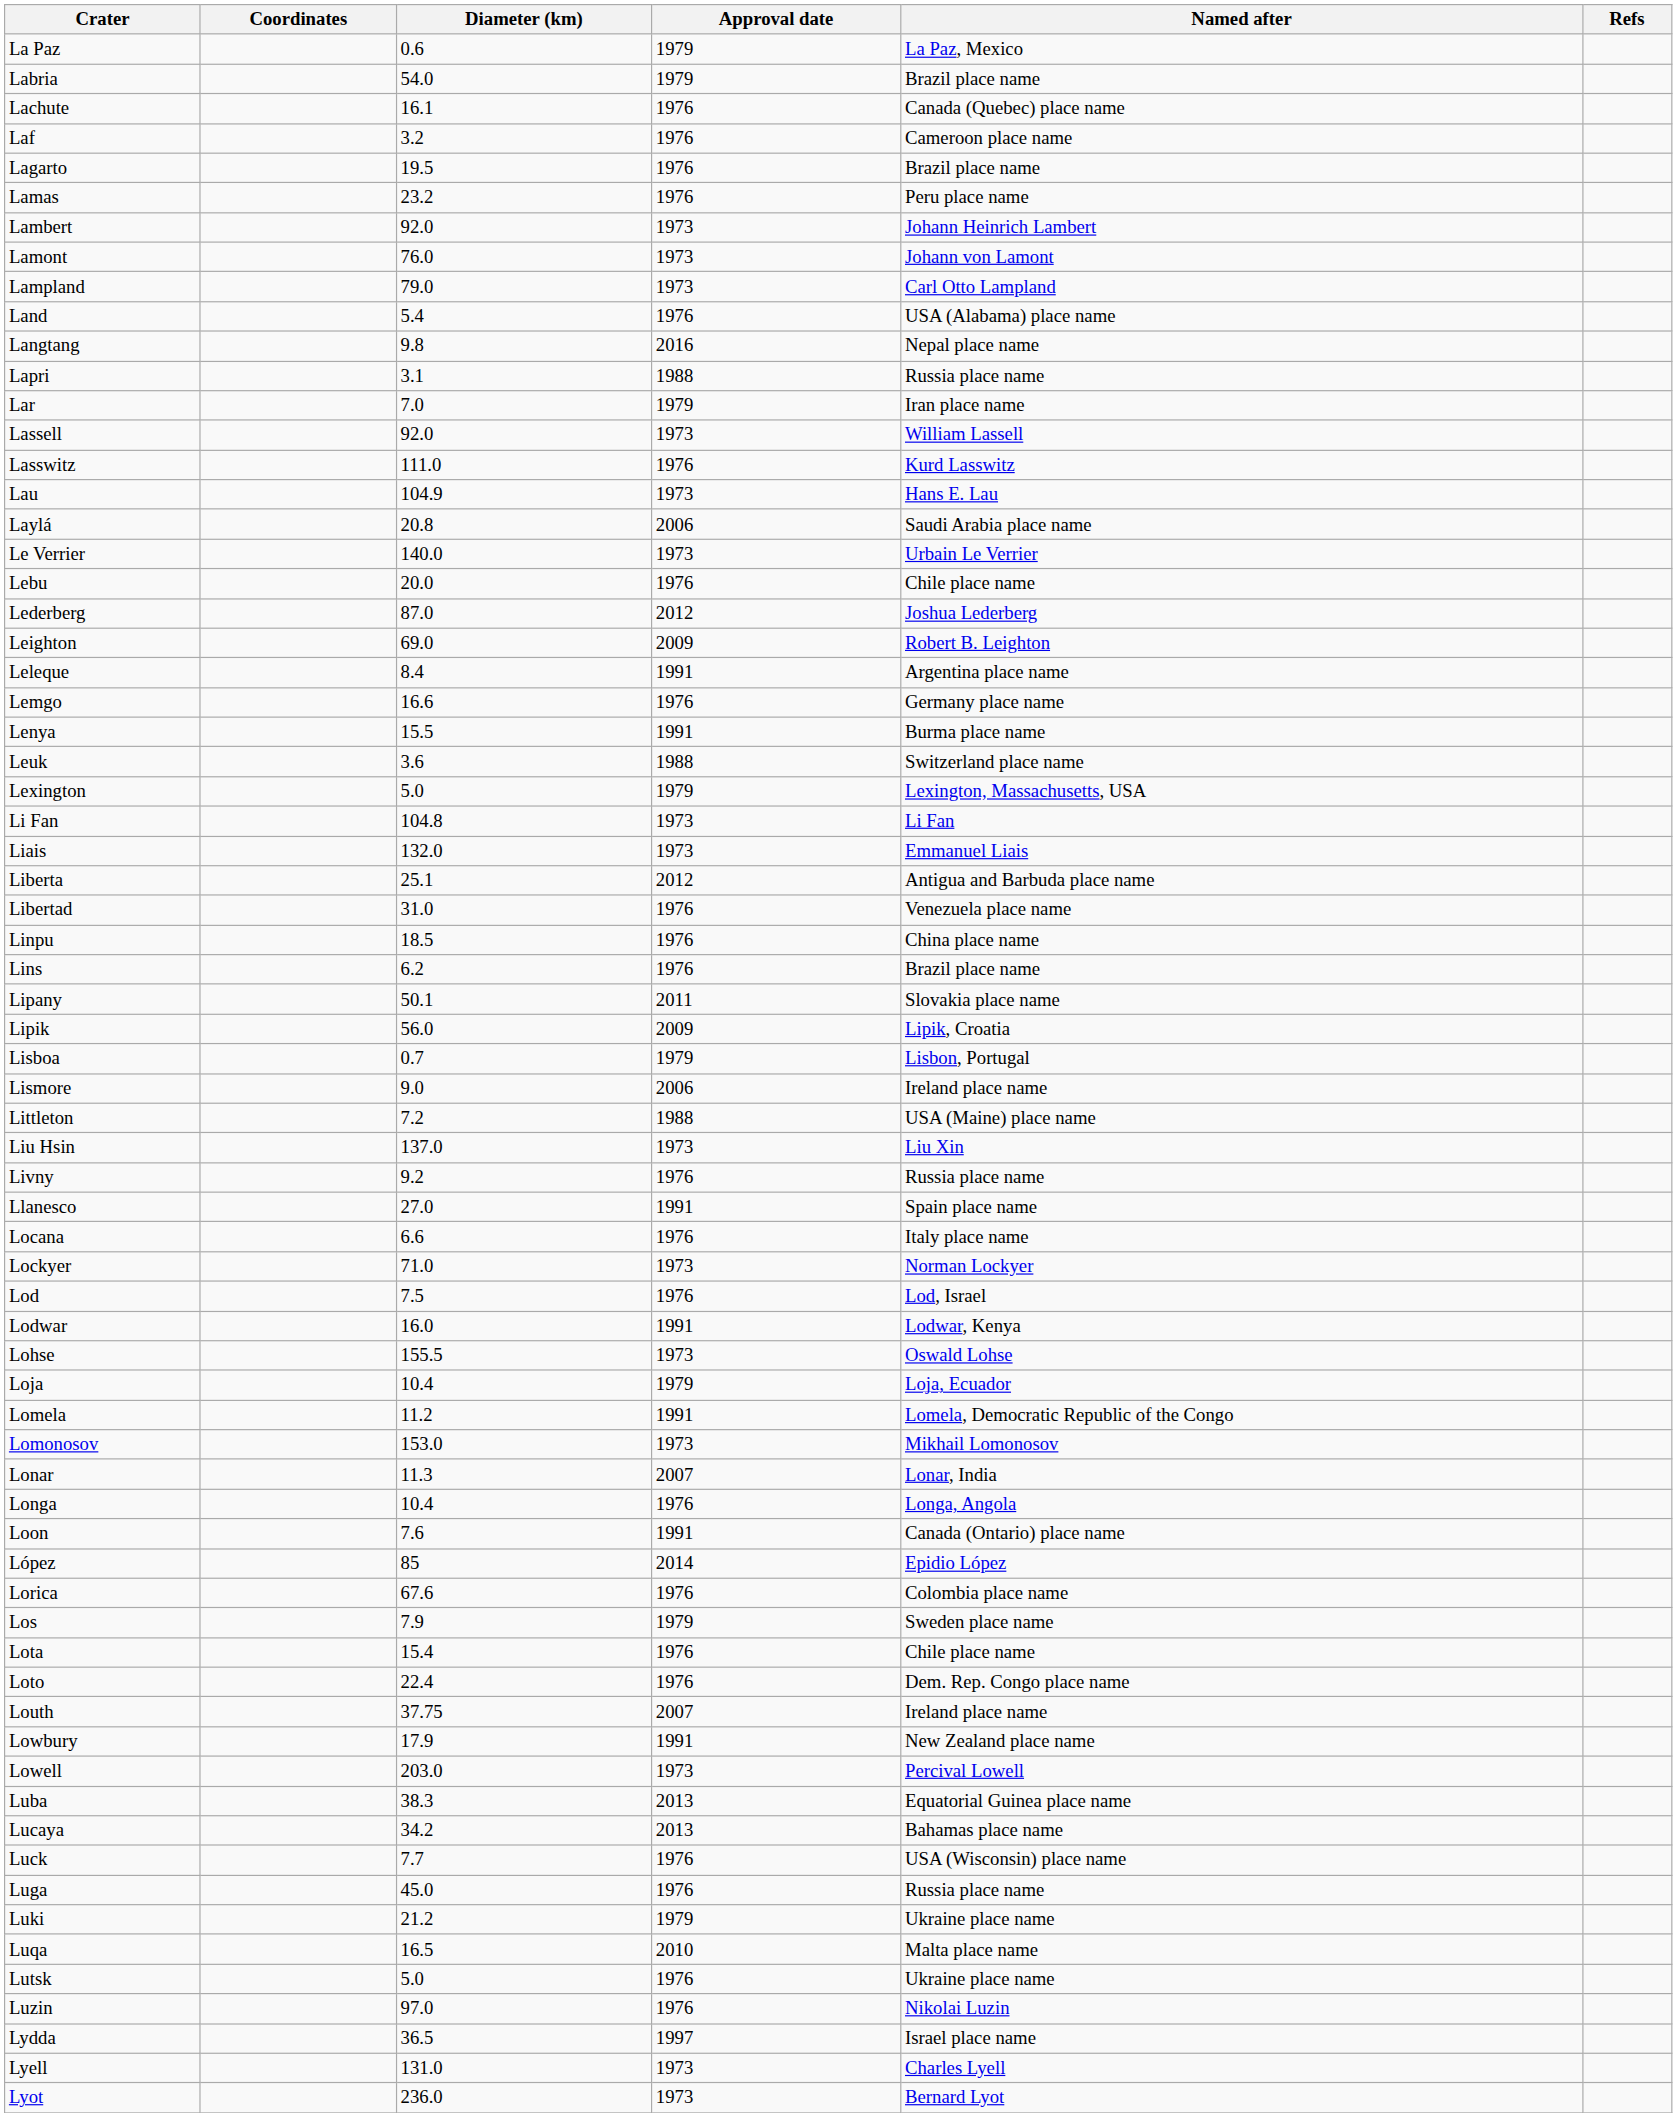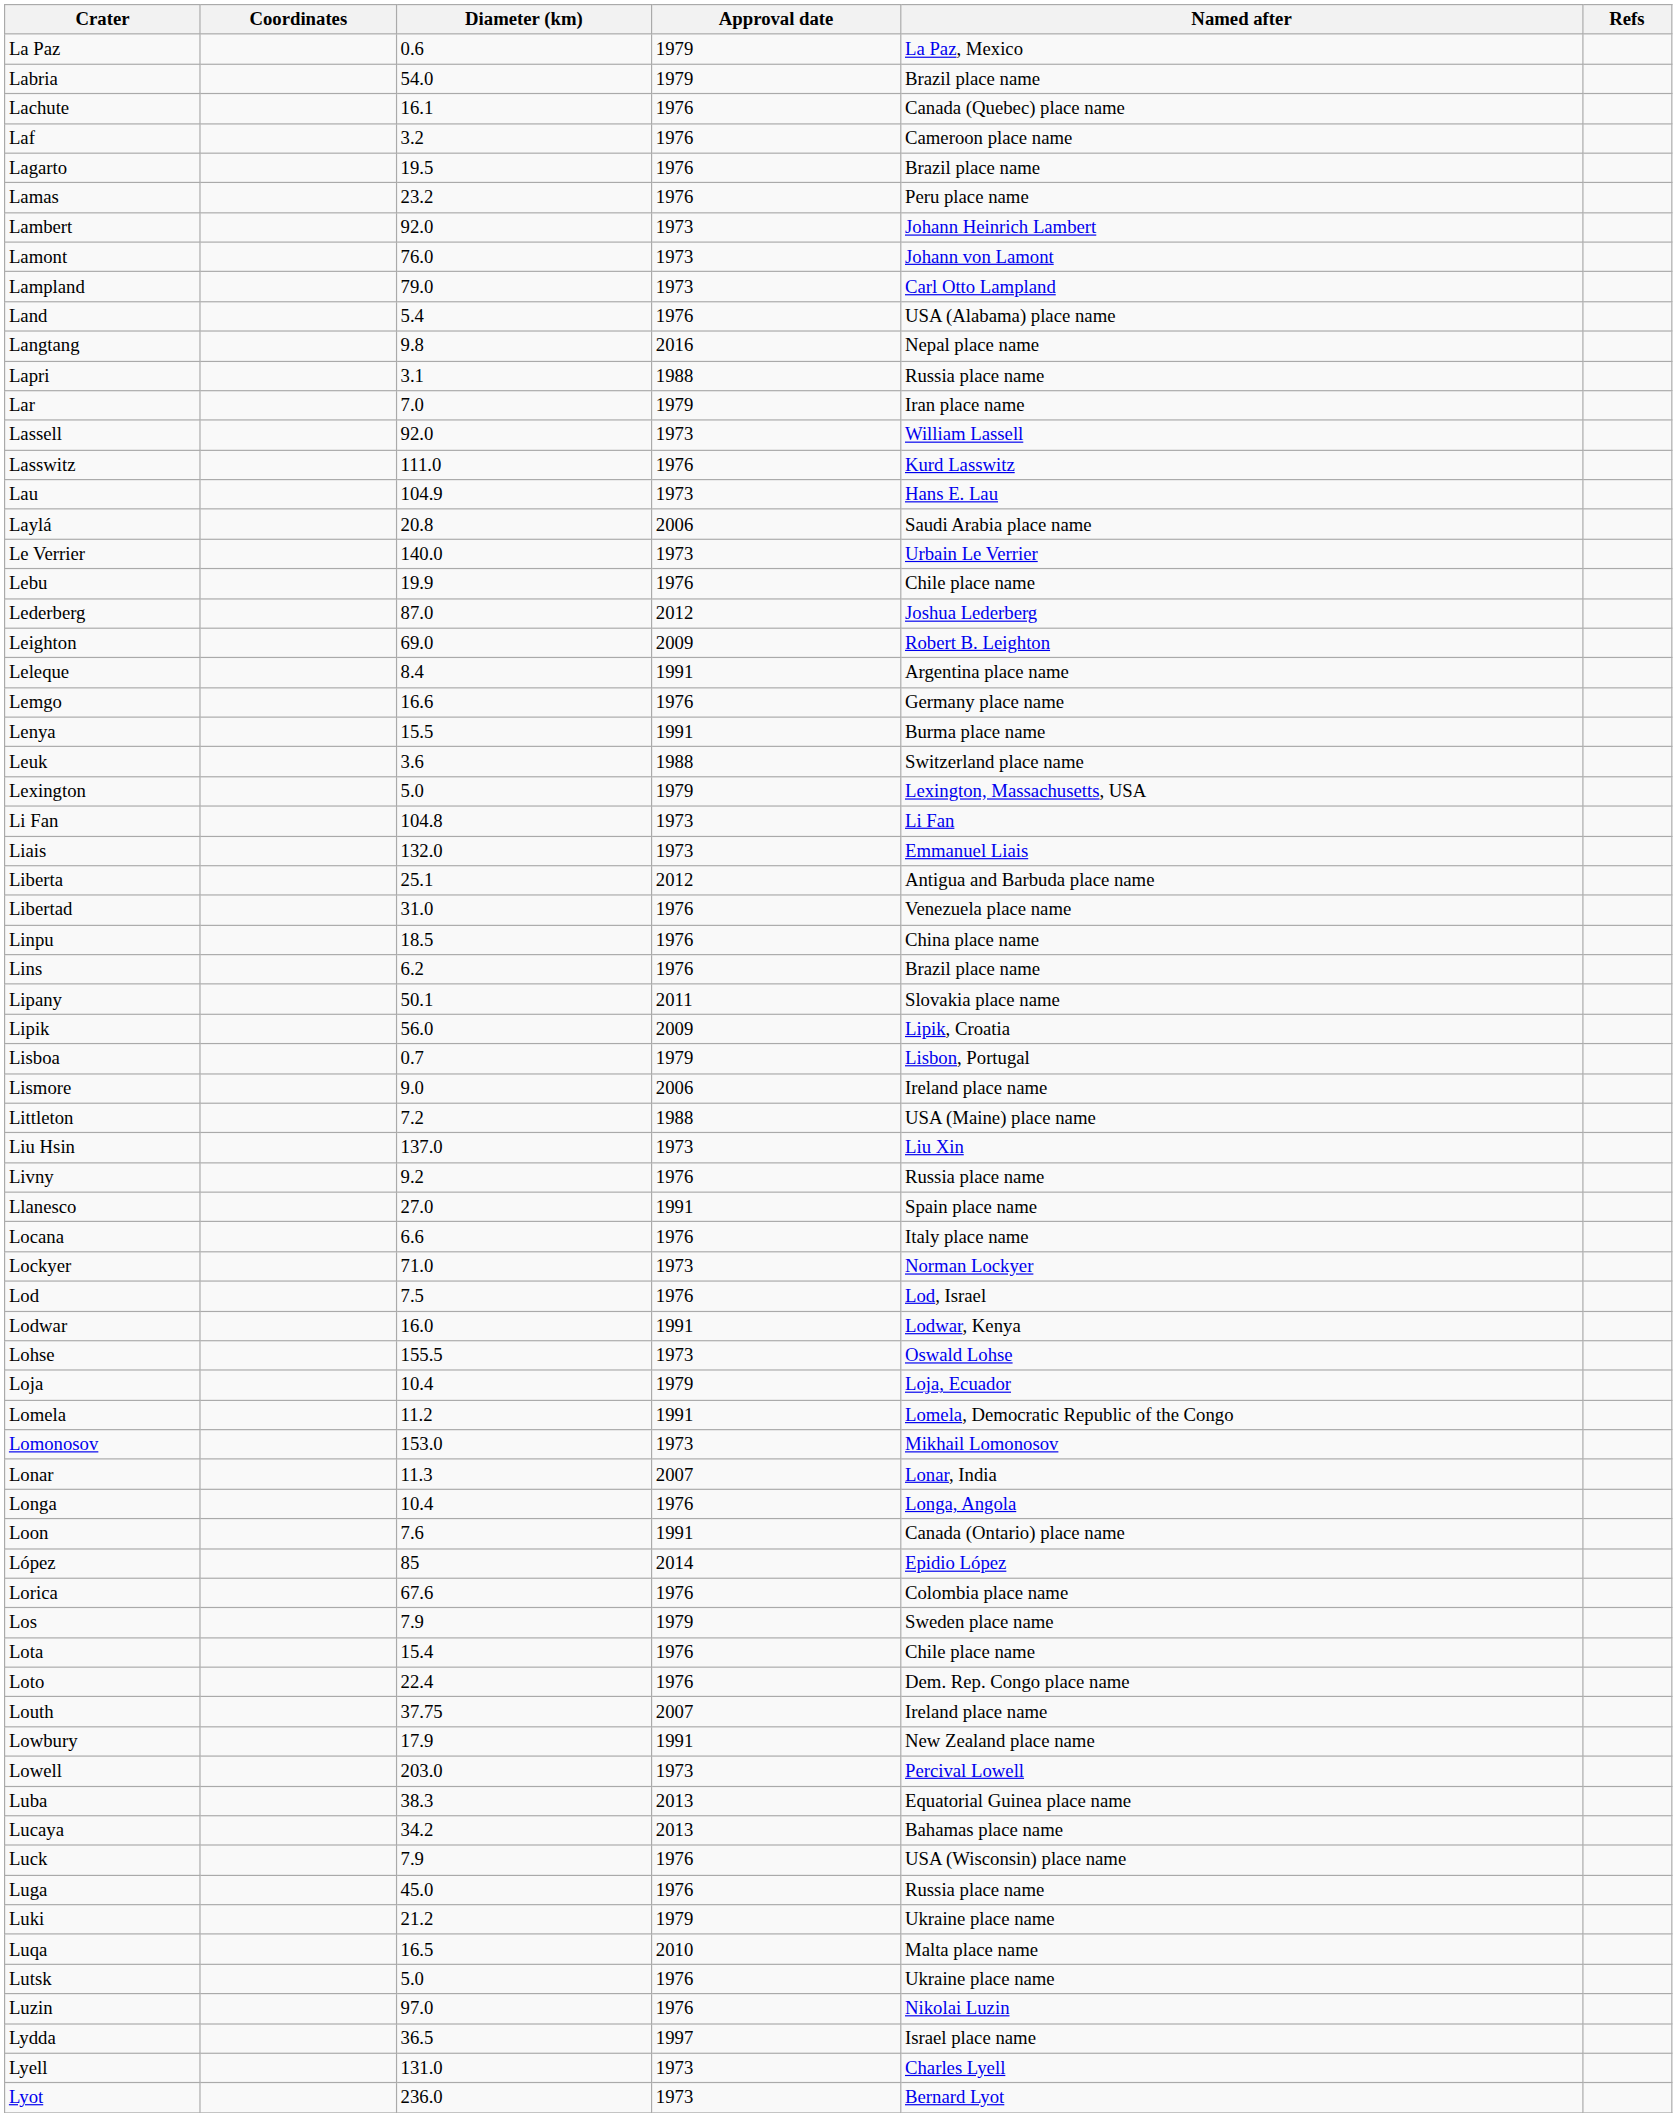(417, 583) 20.0 -> (417, 583) 19.9
(412, 1860) 7.7 -> (412, 1860) 7.9
